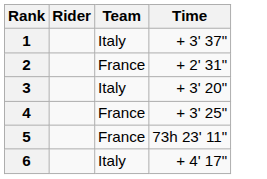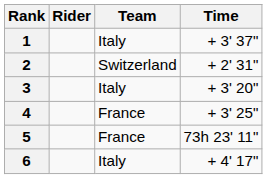(122, 64) France -> (137, 64) Switzerland
